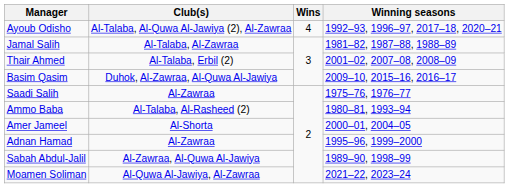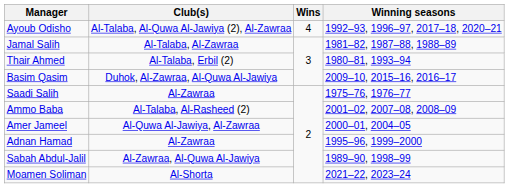(391, 61) 2001–02, 2007–08, 2008–09 -> (368, 61) 1980–81, 1993–94
(368, 110) 1980–81, 1993–94 -> (391, 110) 2001–02, 2007–08, 2008–09
(191, 126) Al-Shorta -> (191, 126) Al-Quwa Al-Jawiya, Al-Zawraa
(191, 175) Al-Quwa Al-Jawiya, Al-Zawraa -> (191, 175) Al-Shorta
